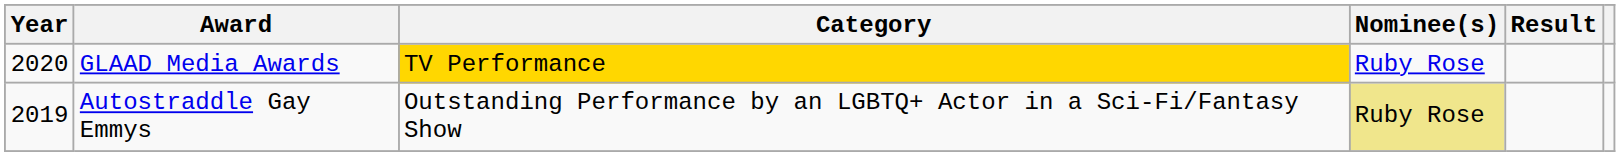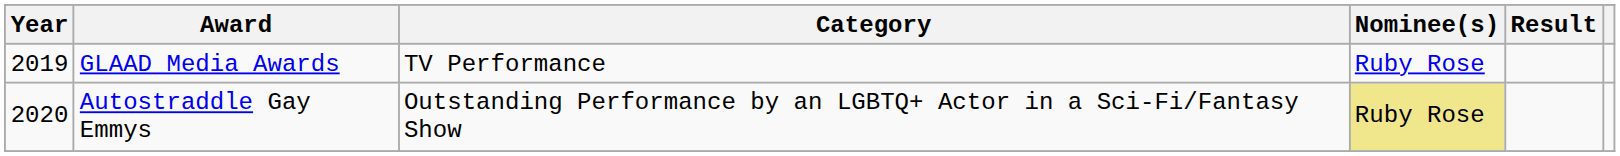(40, 64) 2020 -> (40, 64) 2019
(505, 64) gold background -> (505, 64) no background
(40, 117) 2019 -> (40, 117) 2020
